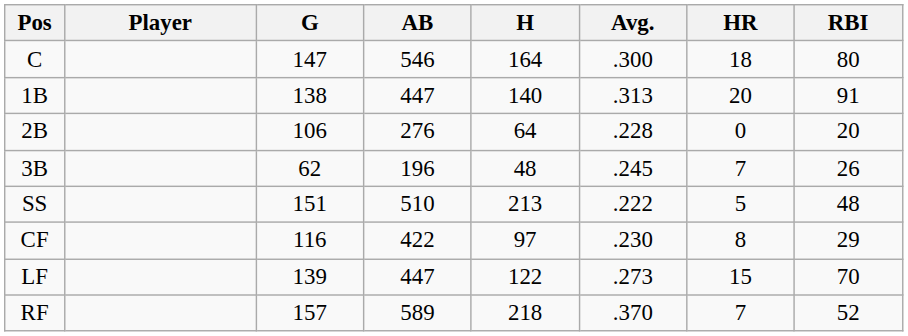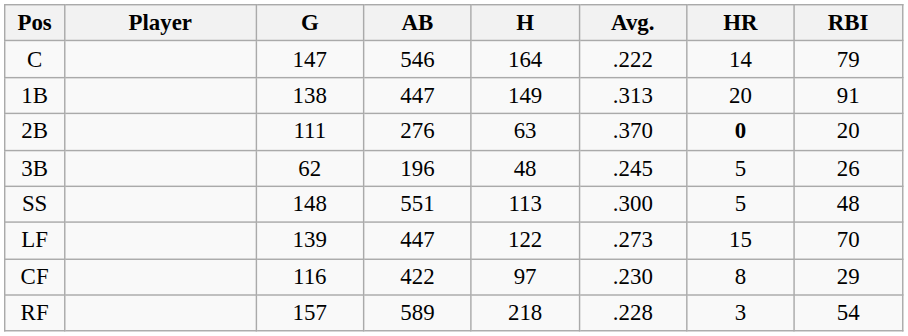(633, 58) .300 -> (633, 58) .222
(740, 58) 18 -> (740, 58) 14
(848, 58) 80 -> (848, 58) 79
(525, 95) 140 -> (525, 95) 149
(310, 131) 106 -> (310, 131) 111
(525, 131) 64 -> (525, 131) 63
(633, 131) .228 -> (633, 131) .370
(740, 131) normal -> (740, 131) bold
(740, 167) 7 -> (740, 167) 5
(310, 204) 151 -> (310, 204) 148
(417, 204) 510 -> (417, 204) 551
(525, 204) 213 -> (525, 204) 113
(633, 204) .222 -> (633, 204) .300
rows swapped: (35, 276) <-> (35, 240)
(633, 312) .370 -> (633, 312) .228
(740, 312) 7 -> (740, 312) 3
(848, 312) 52 -> (848, 312) 54
